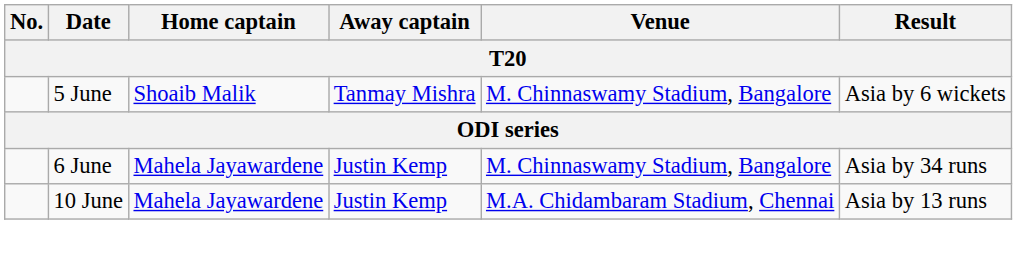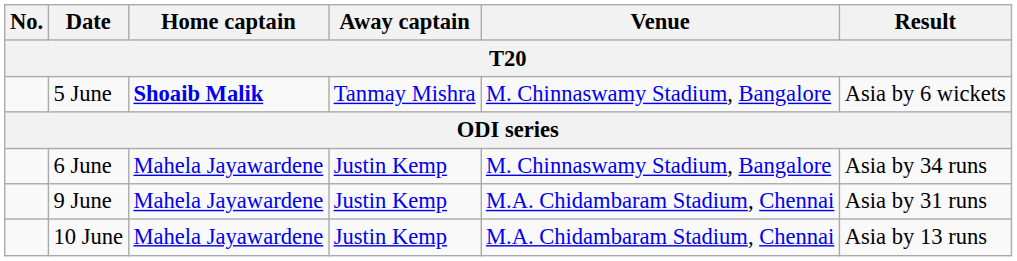(195, 93) normal -> (198, 93) bold
+ row: (83, 201)
